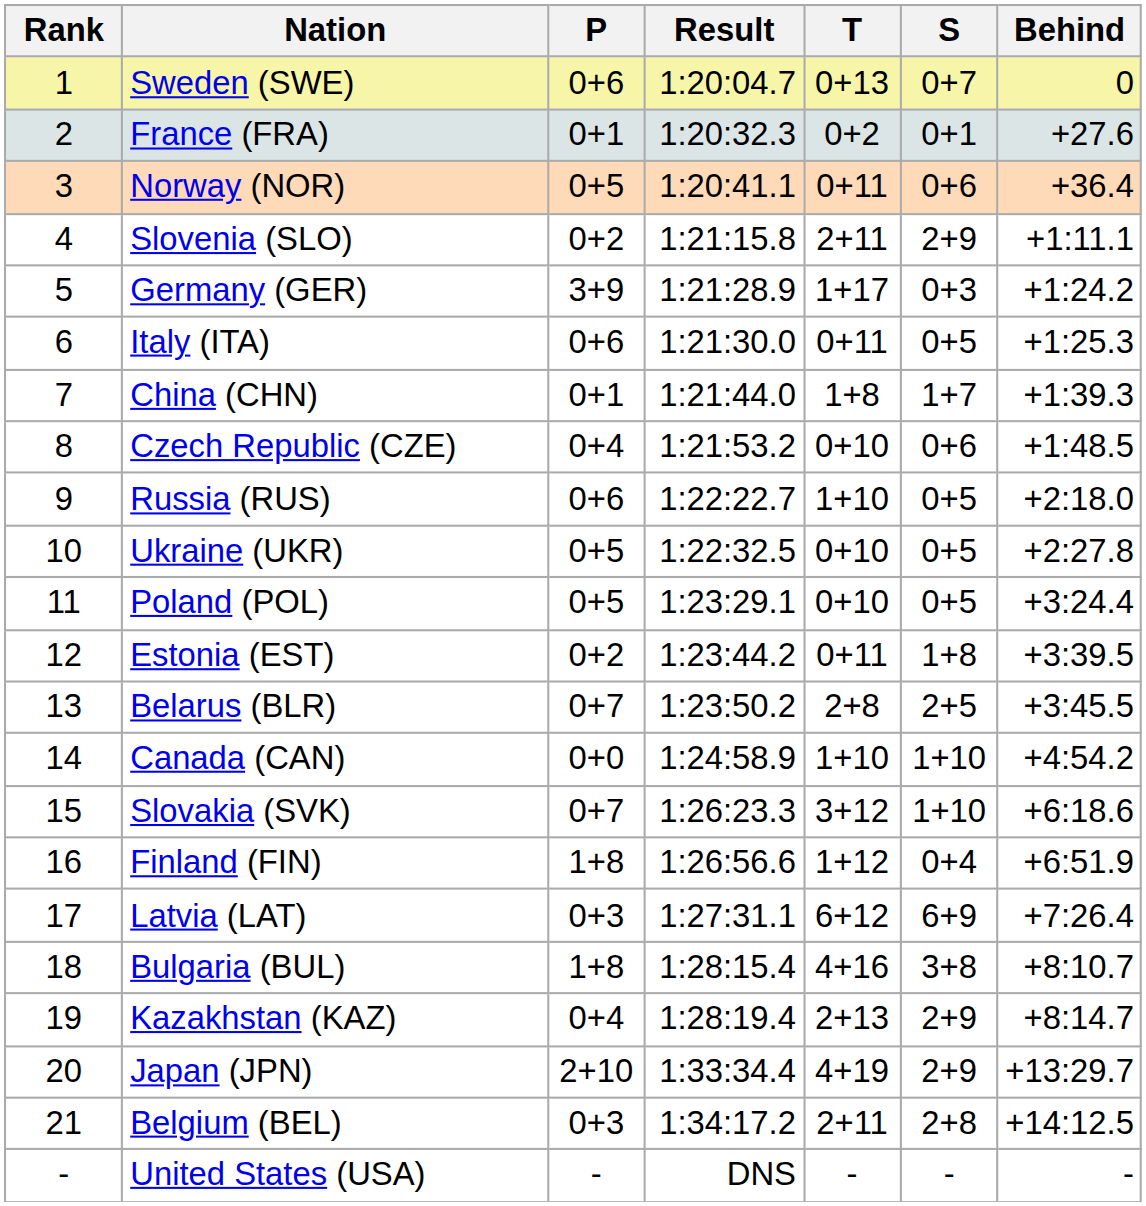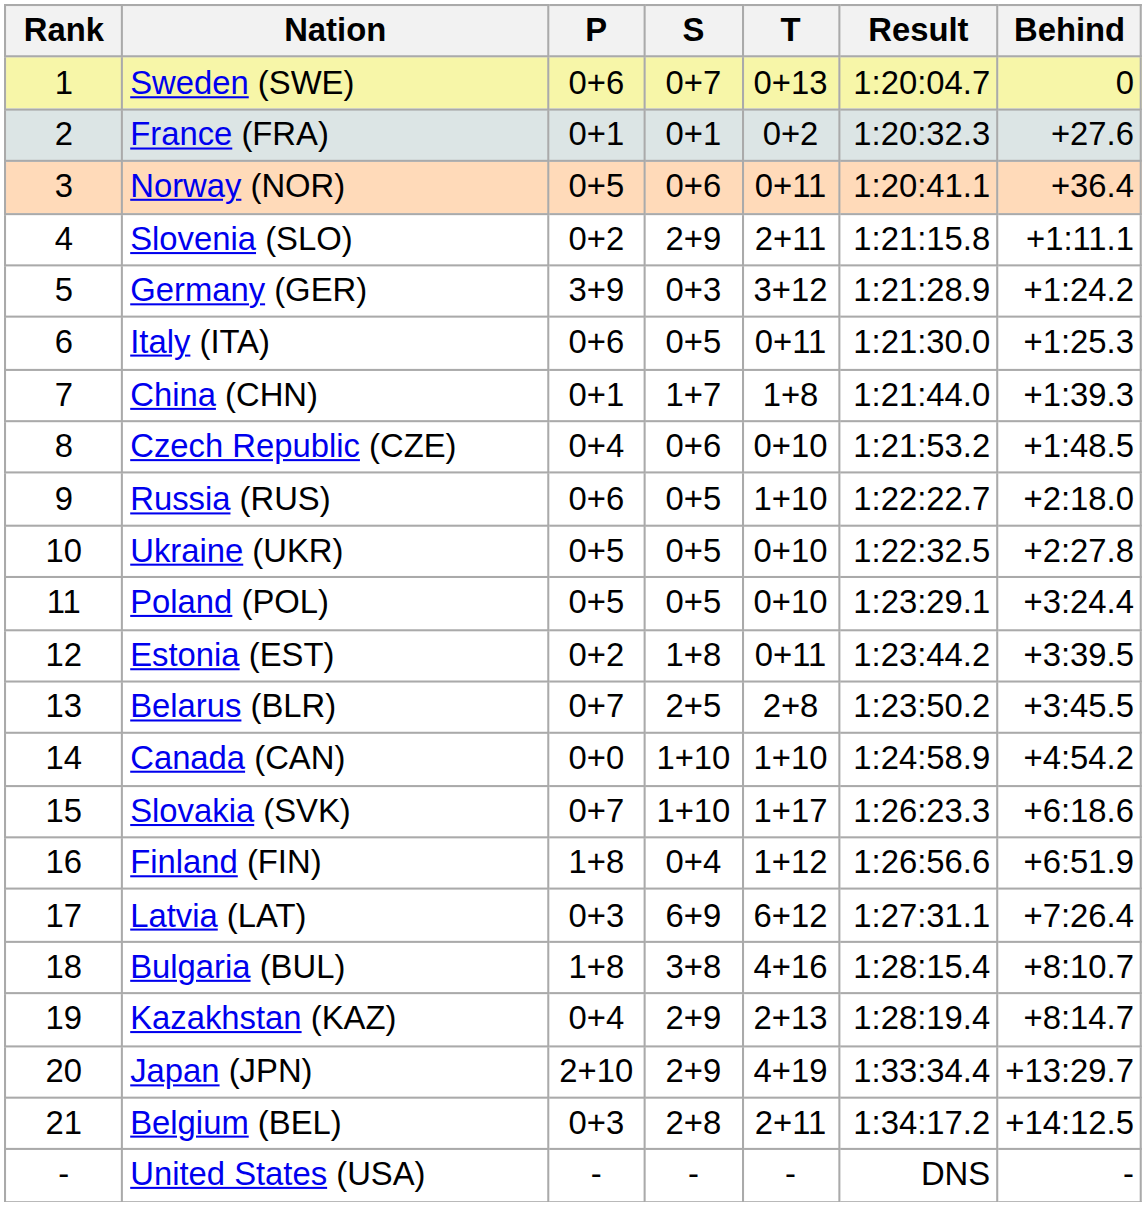columns swapped: (949, 30) <-> (724, 30)
(852, 290) 1+17 -> (791, 290) 3+12
(852, 810) 3+12 -> (791, 810) 1+17
